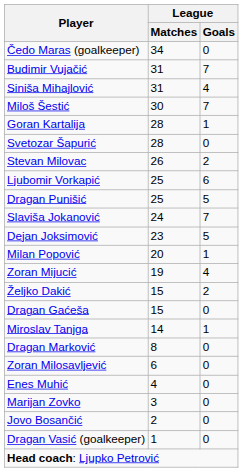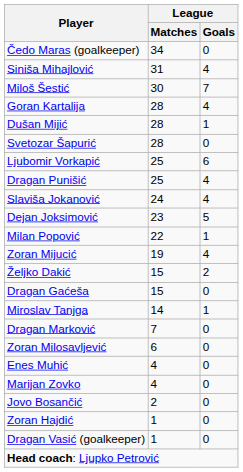- row: (47, 69)
(206, 124) 1 -> (206, 106) 4
+ row: (37, 124)
- row: (47, 161)
(206, 198) 5 -> (206, 180) 4
(206, 217) 7 -> (206, 198) 4
(157, 254) 20 -> (157, 236) 22
(154, 347) 8 -> (154, 328) 7
(154, 402) 3 -> (154, 384) 4
+ row: (40, 421)
